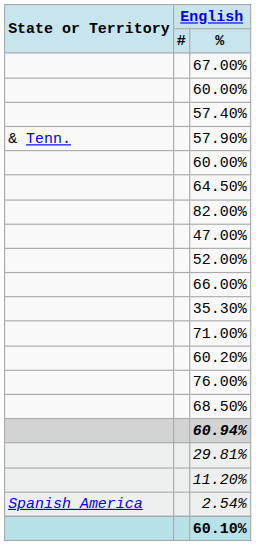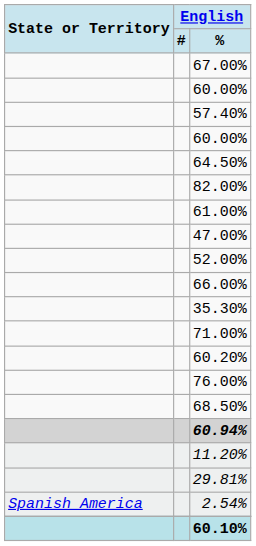- row: (40, 139)
+ row: (89, 212)
rows swapped: (89, 455) <-> (89, 480)
